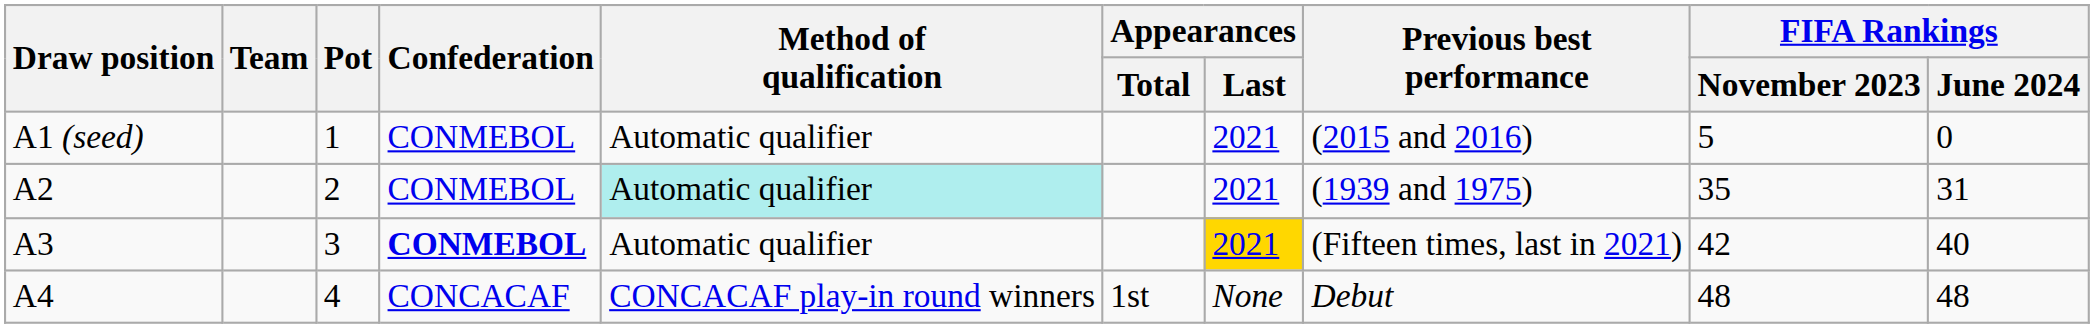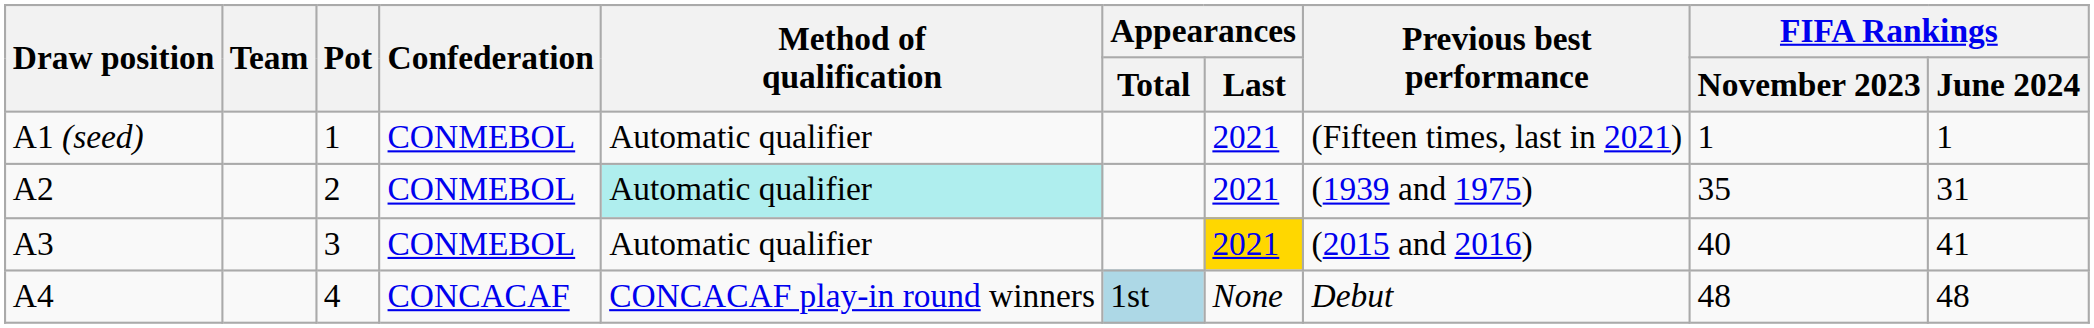(1422, 137) (2015 and 2016) -> (1497, 137) (Fifteen times, last in 2021)
(1706, 137) 5 -> (1706, 137) 1
(1945, 137) 0 -> (1945, 137) 1
(487, 243) bold -> (481, 243) normal
(1497, 243) (Fifteen times, last in 2021) -> (1422, 243) (2015 and 2016)
(1714, 243) 42 -> (1714, 243) 40
(1953, 243) 40 -> (1953, 243) 41
(1130, 296) no background -> (1130, 296) lightblue background
